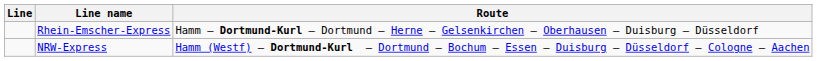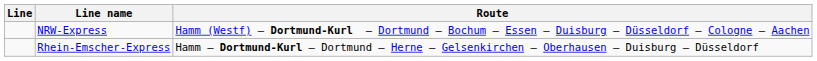rows swapped: (72, 47) <-> (104, 30)
